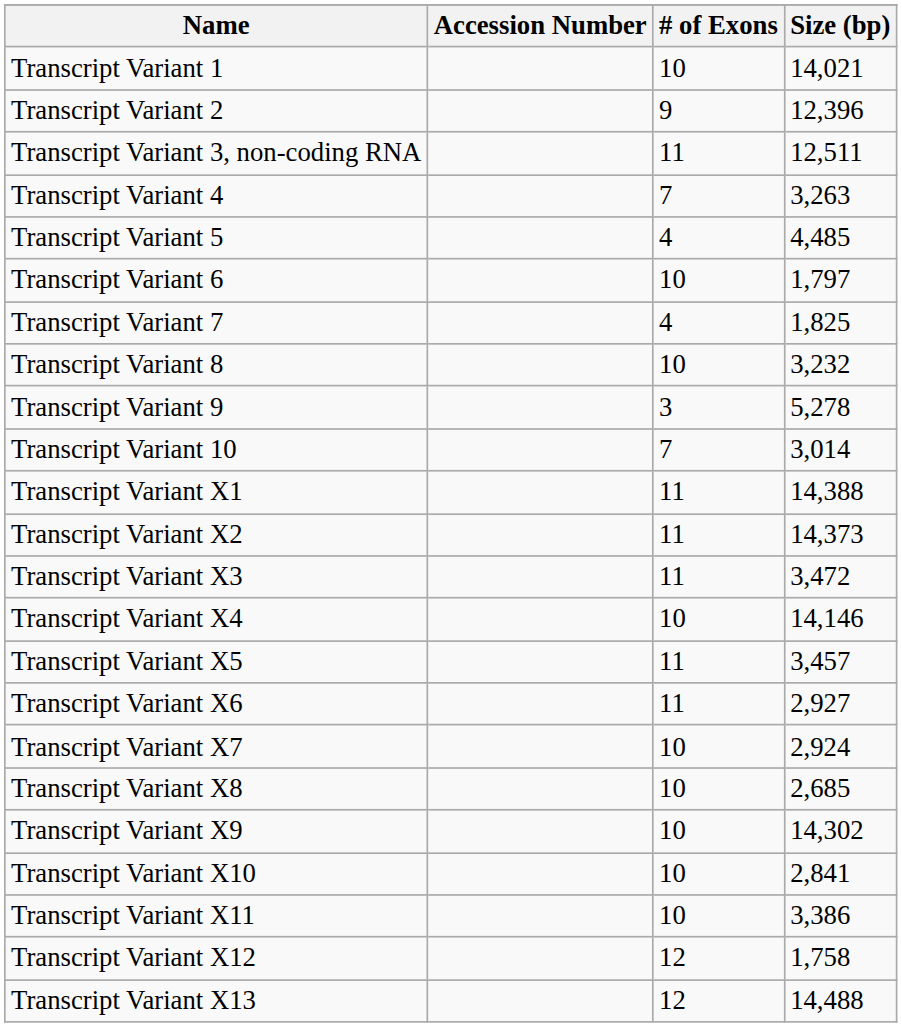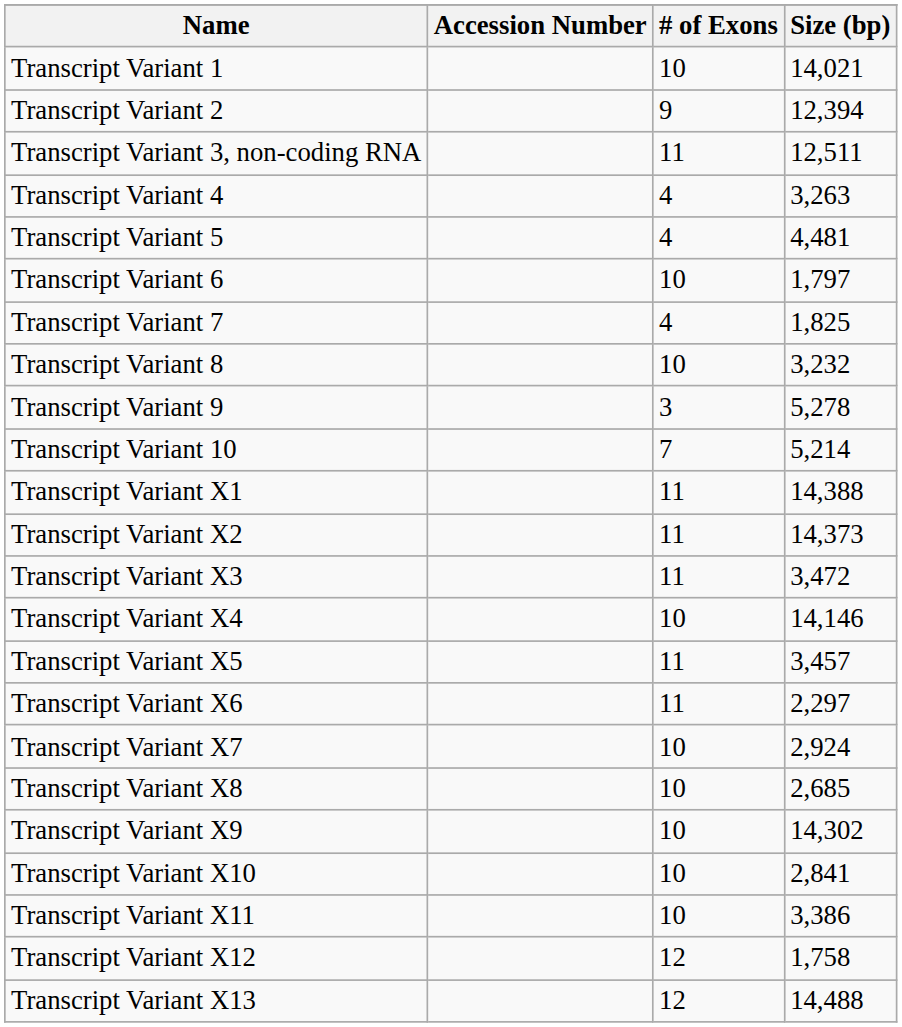(827, 110) 12,396 -> (827, 110) 12,394
(666, 195) 7 -> (666, 195) 4
(820, 237) 4,485 -> (820, 237) 4,481
(820, 449) 3,014 -> (820, 449) 5,214
(820, 703) 2,927 -> (820, 703) 2,297
